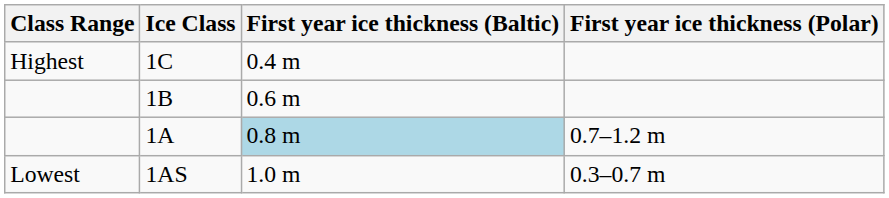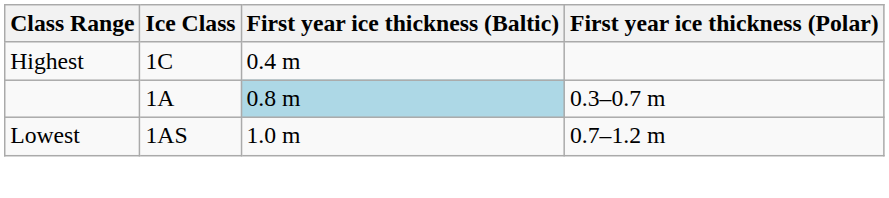- row: (159, 98)
(618, 135) 0.7–1.2 m -> (618, 98) 0.3–0.7 m
(618, 173) 0.3–0.7 m -> (618, 135) 0.7–1.2 m
